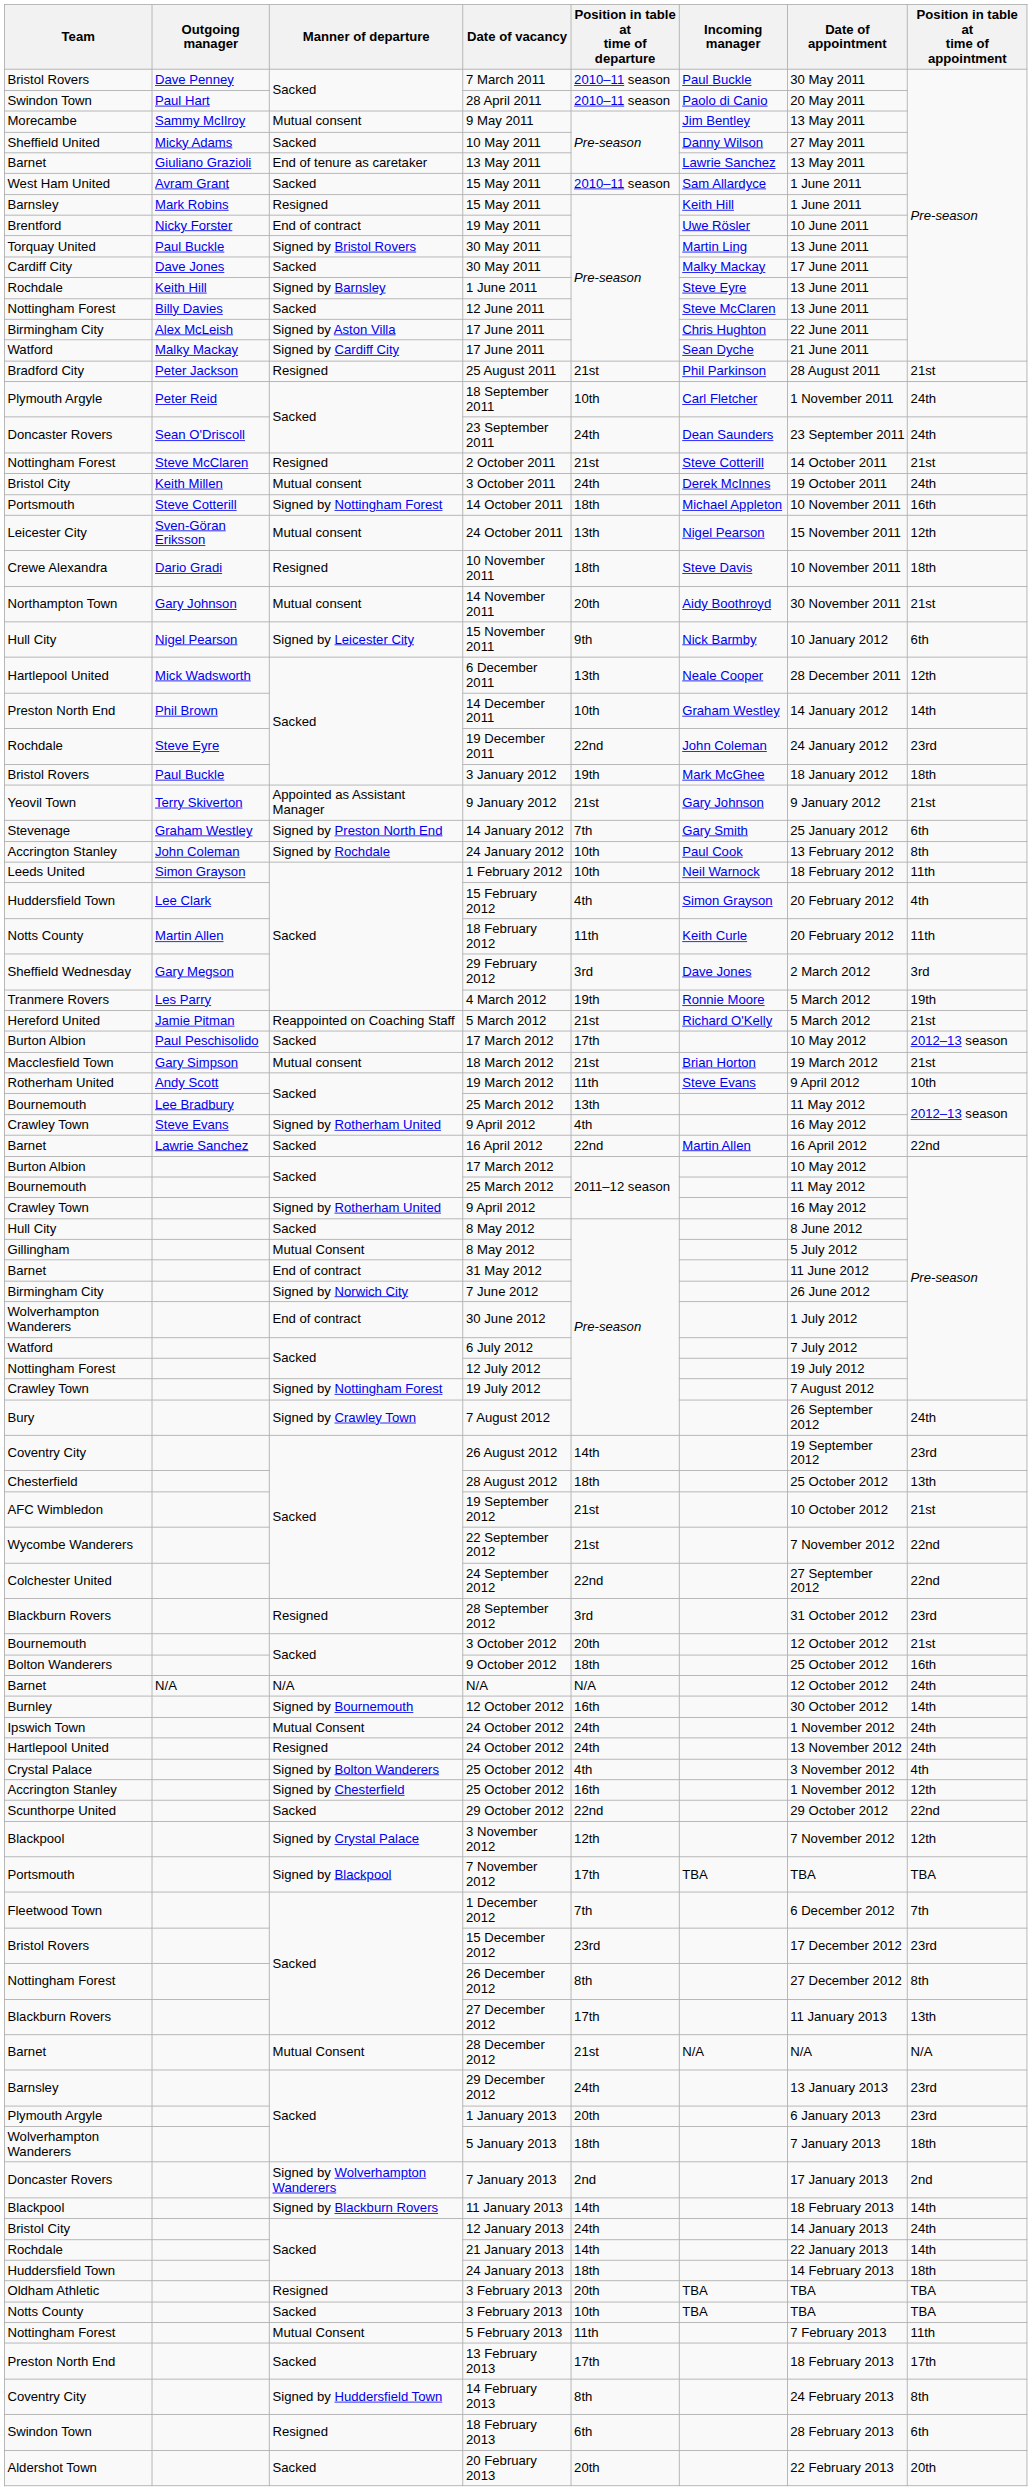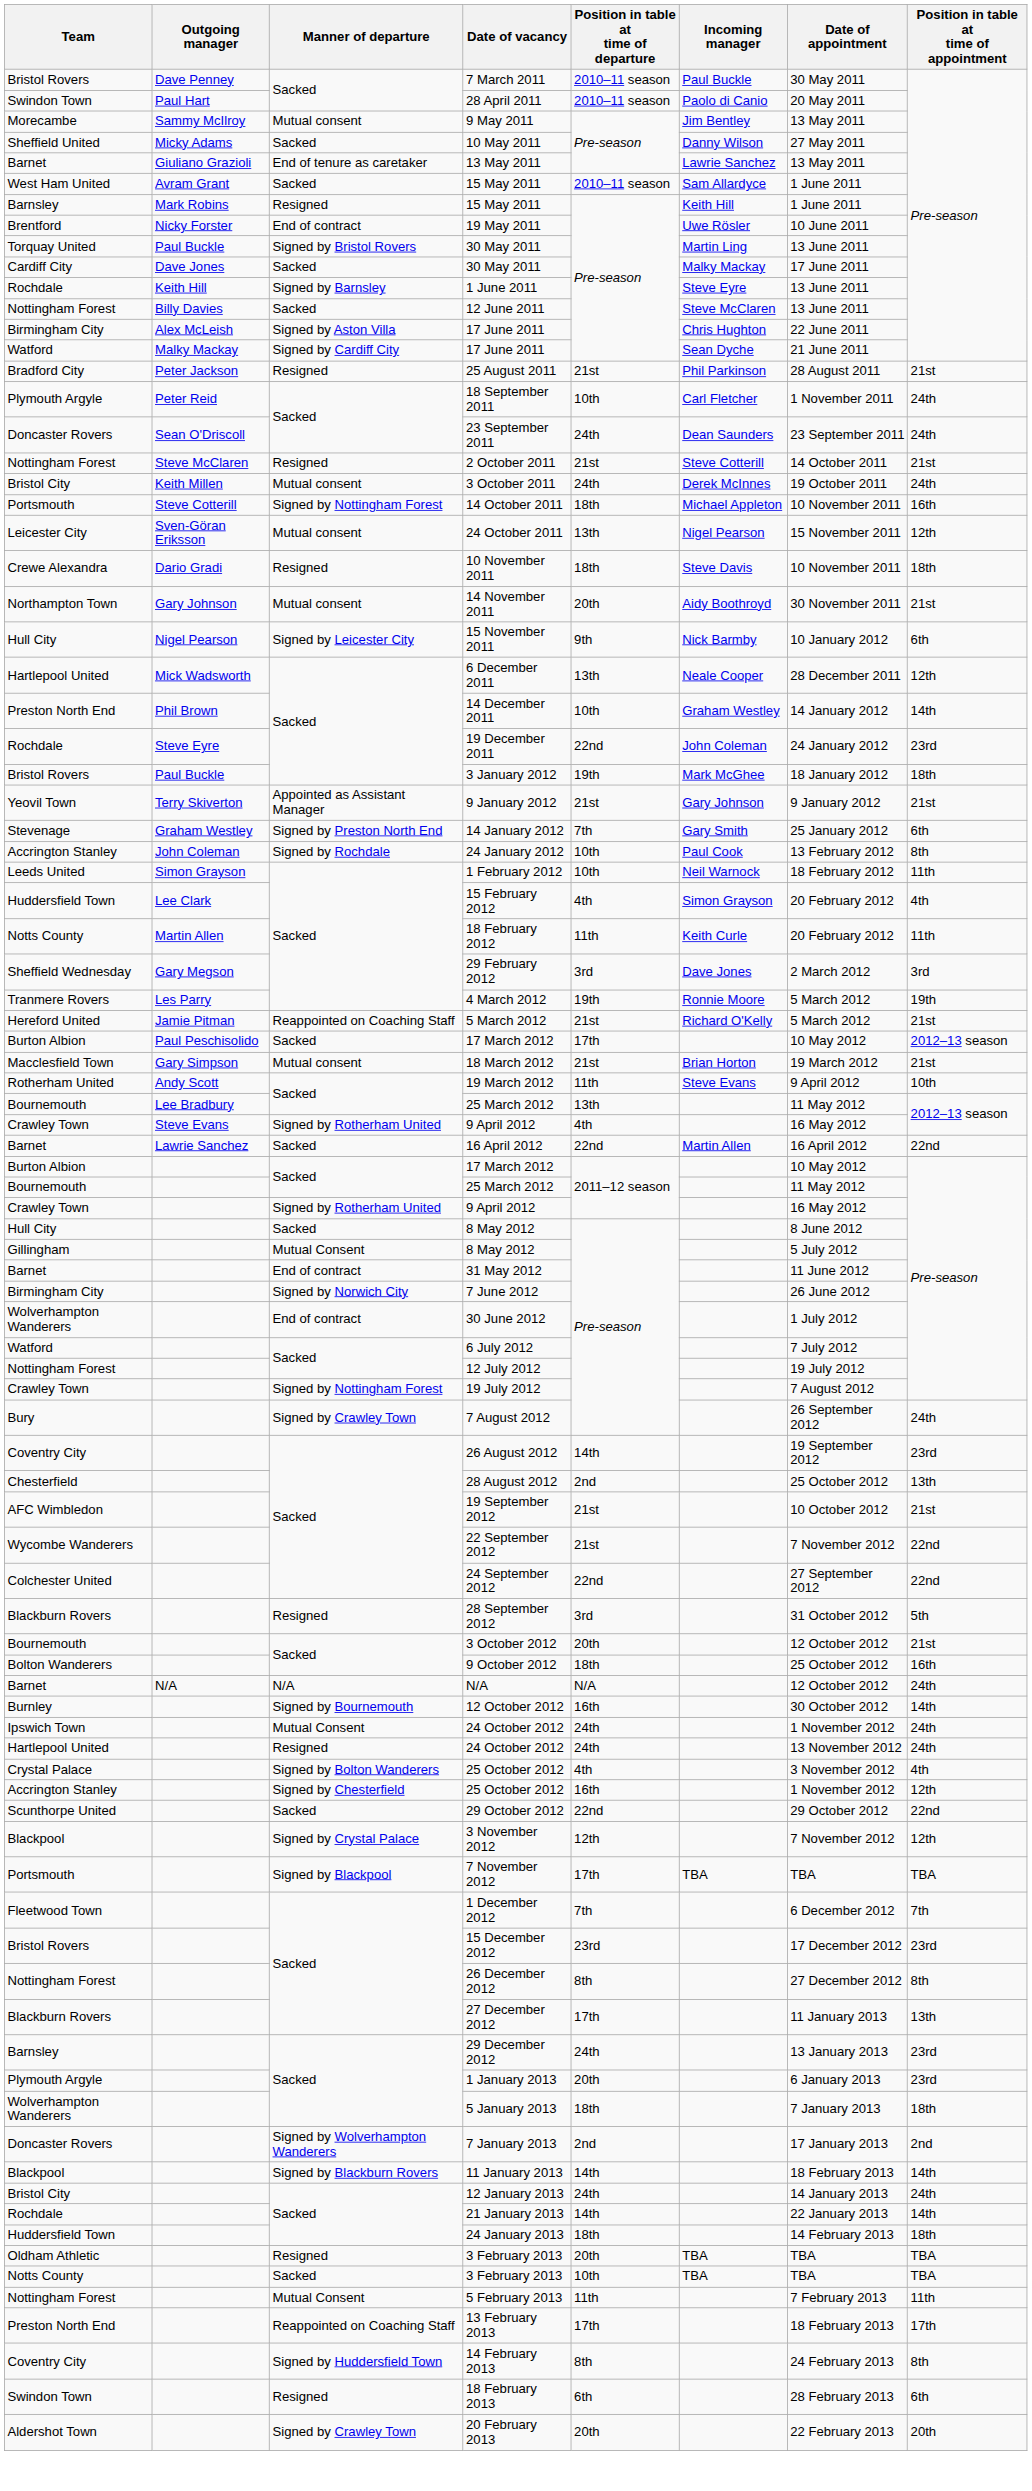(587, 1481) 18th -> (585, 1481) 2nd
(924, 1616) 23rd -> (920, 1616) 5th
- row: (27, 2052)
(294, 2361) Sacked -> (364, 2325) Reappointed on Coaching Staff
(294, 2467) Sacked -> (344, 2432) Signed by Crawley Town
